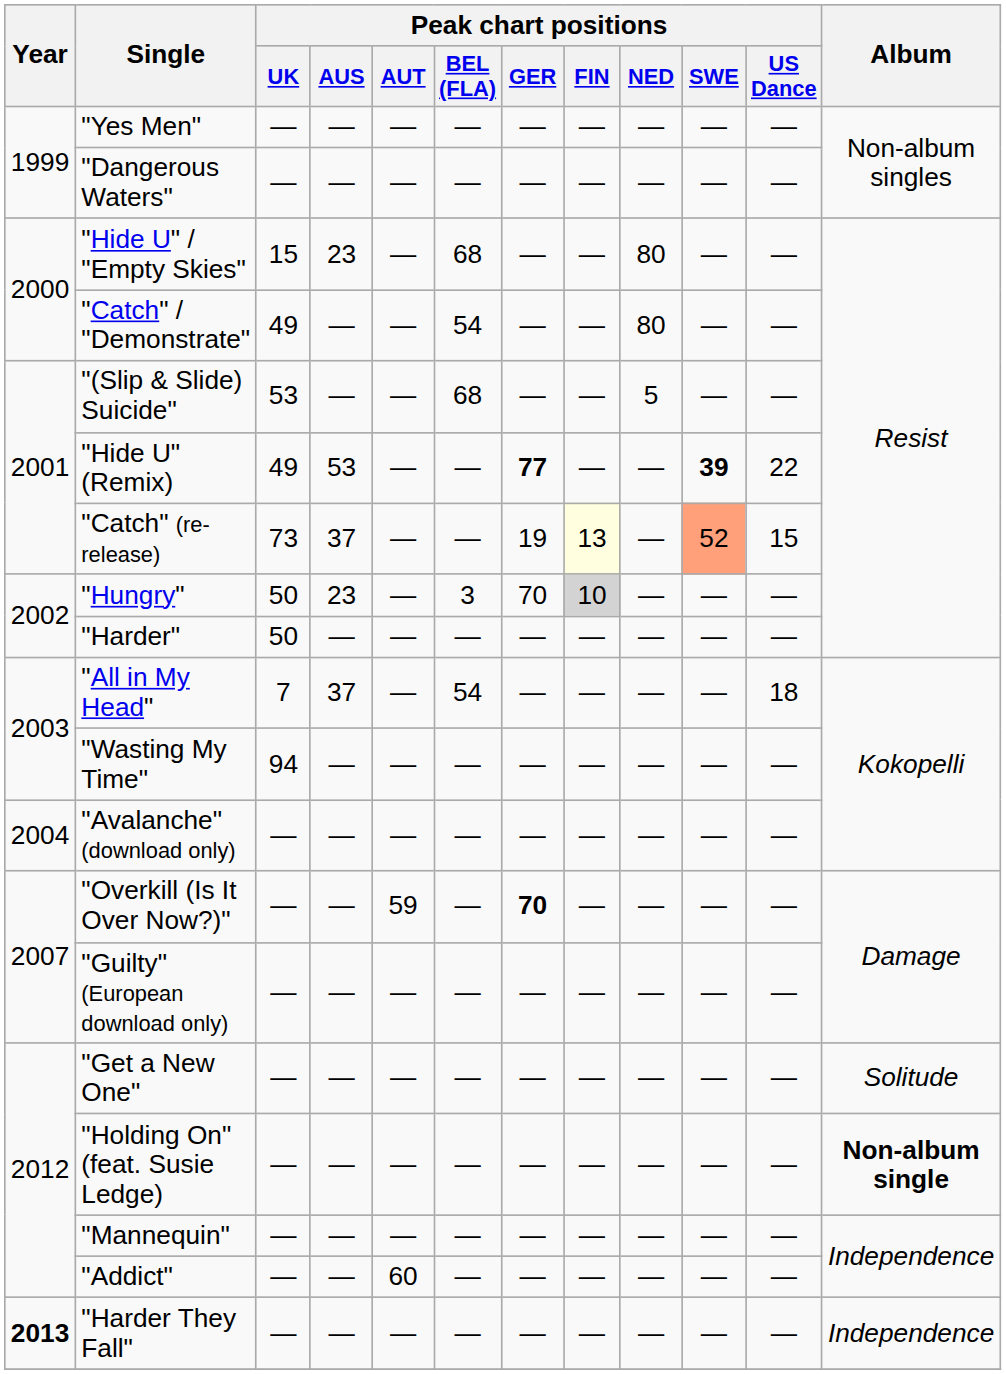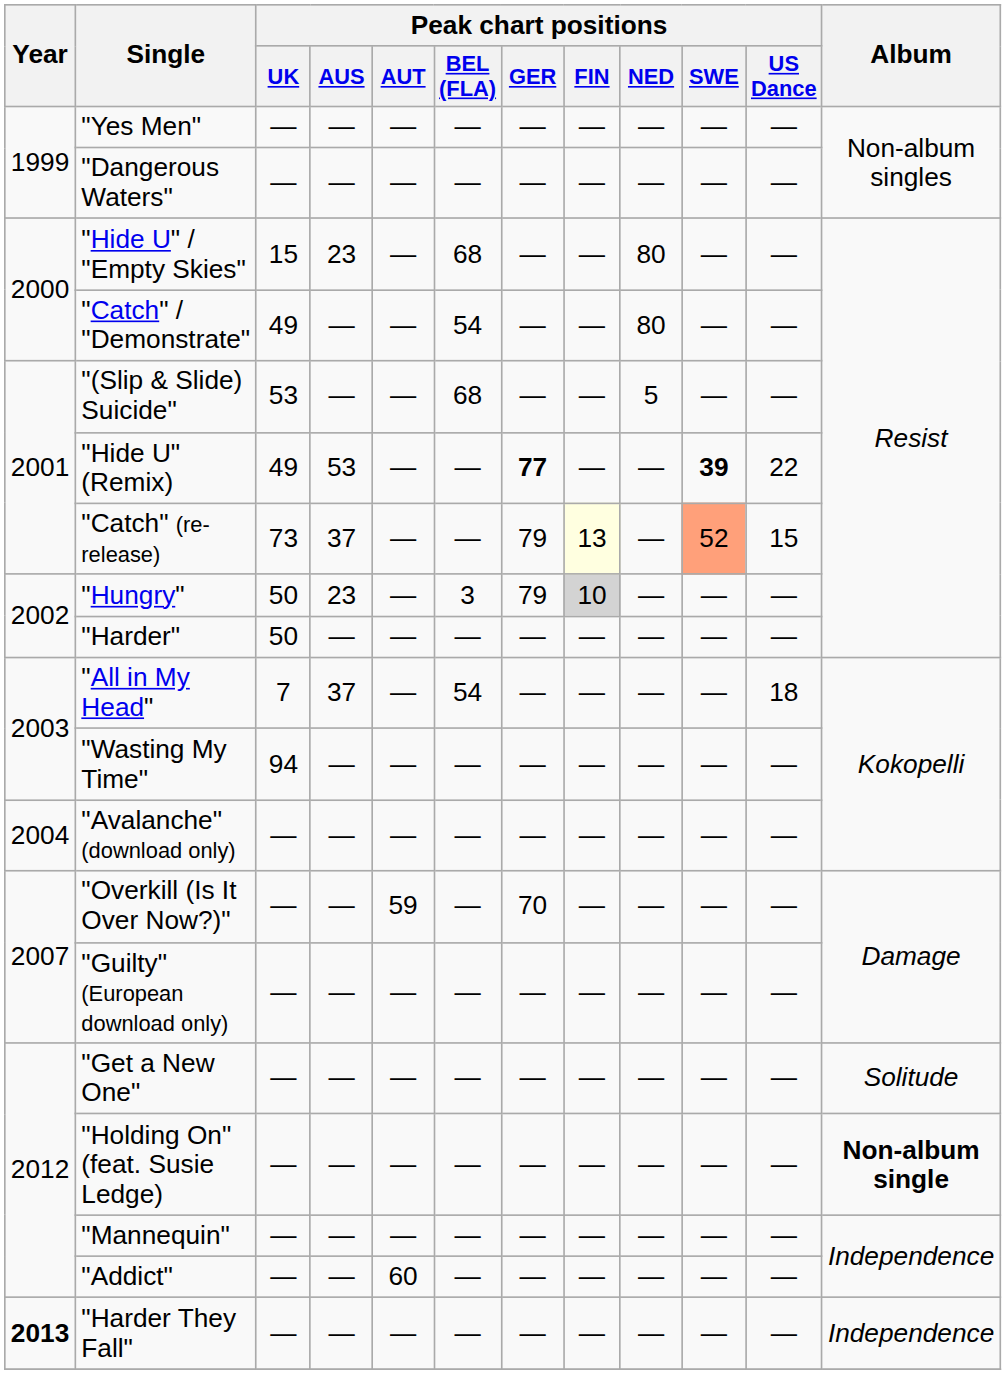(533, 538) 19 -> (533, 538) 79
(533, 594) 70 -> (533, 594) 79
(533, 906) bold -> (533, 906) normal
